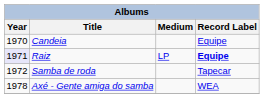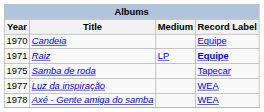(17, 56) lavender background -> (17, 56) no background
(17, 71) 1972 -> (17, 71) 1975
+ row: (68, 86)
